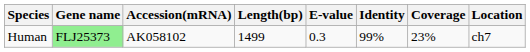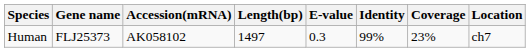(83, 36) lightgreen background -> (83, 36) no background
(251, 36) 1499 -> (251, 36) 1497
